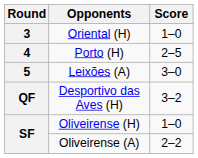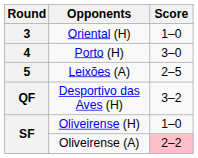(171, 52) 2–5 -> (171, 52) 3–0
(171, 72) 3–0 -> (171, 72) 2–5
(171, 143) no background -> (171, 143) pink background
